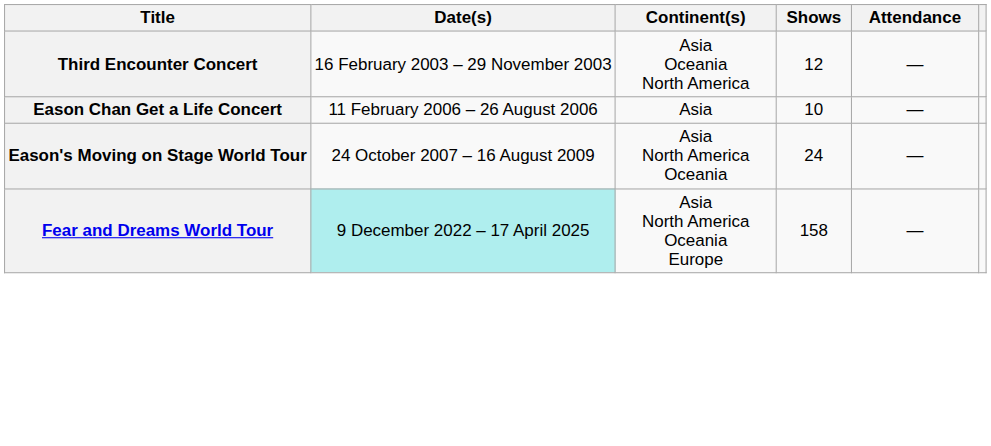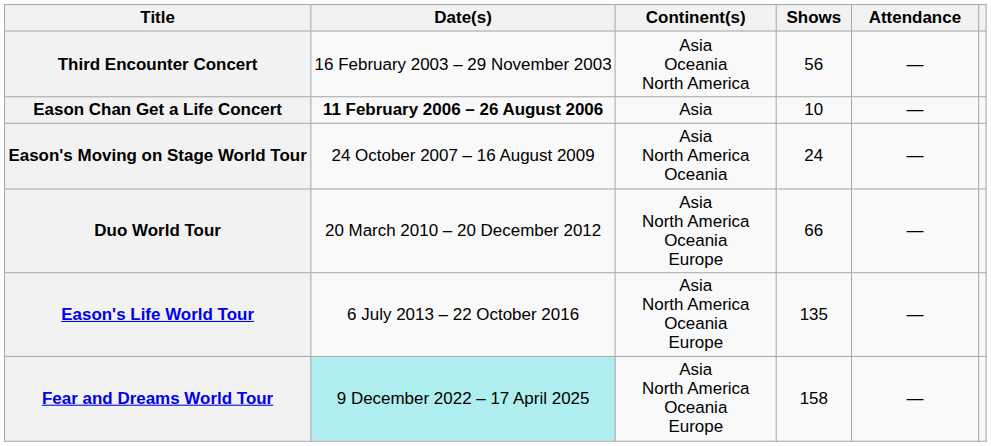(814, 63) 12 -> (814, 63) 56
(463, 109) normal -> (463, 109) bold
+ row: (158, 230)
+ row: (158, 314)
